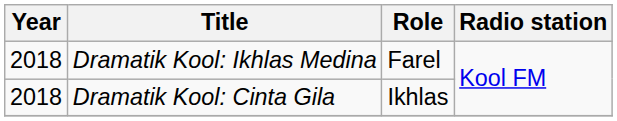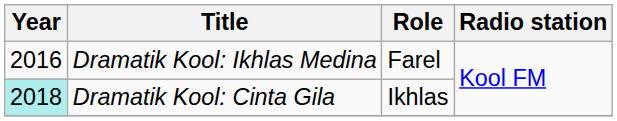(36, 60) 2018 -> (36, 60) 2016
(36, 97) no background -> (36, 97) paleturquoise background
